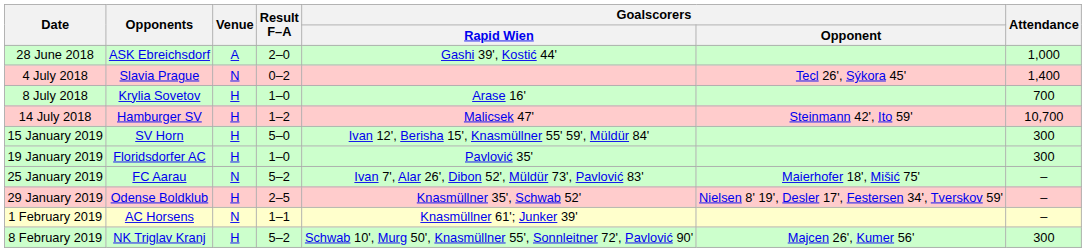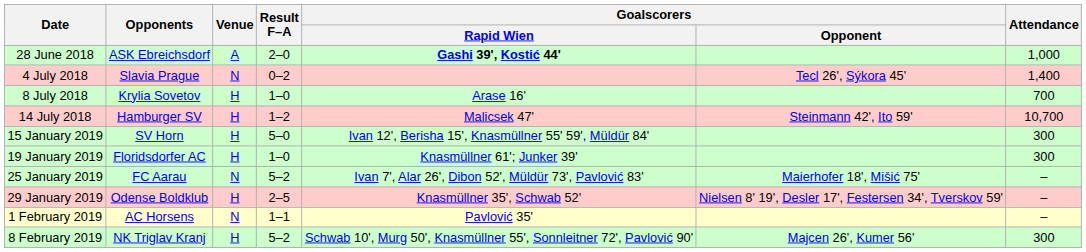(499, 55) normal -> (499, 55) bold
(499, 157) Pavlović 35' -> (499, 157) Knasmüllner 61'; Junker 39'
(499, 217) Knasmüllner 61'; Junker 39' -> (499, 217) Pavlović 35'
